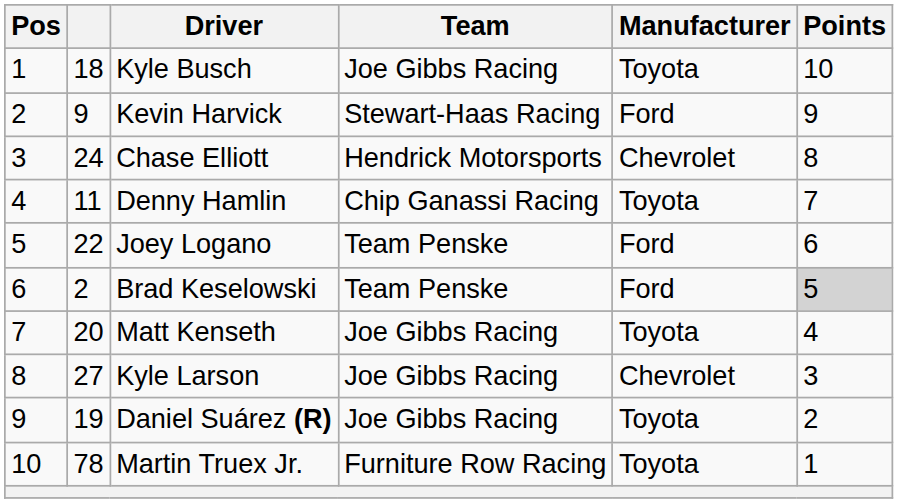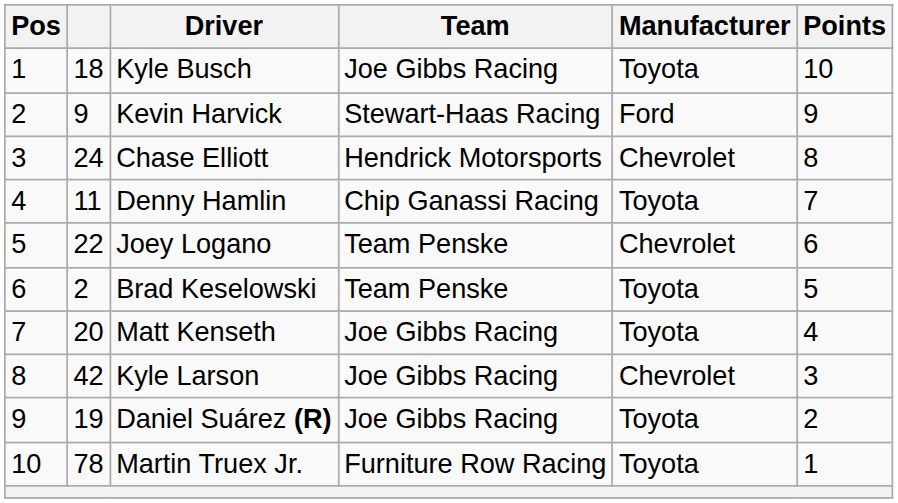(647, 244) Ford -> (677, 244) Chevrolet
(647, 288) Ford -> (659, 288) Toyota
(811, 288) lightgrey background -> (811, 288) no background
(88, 375) 27 -> (88, 375) 42
